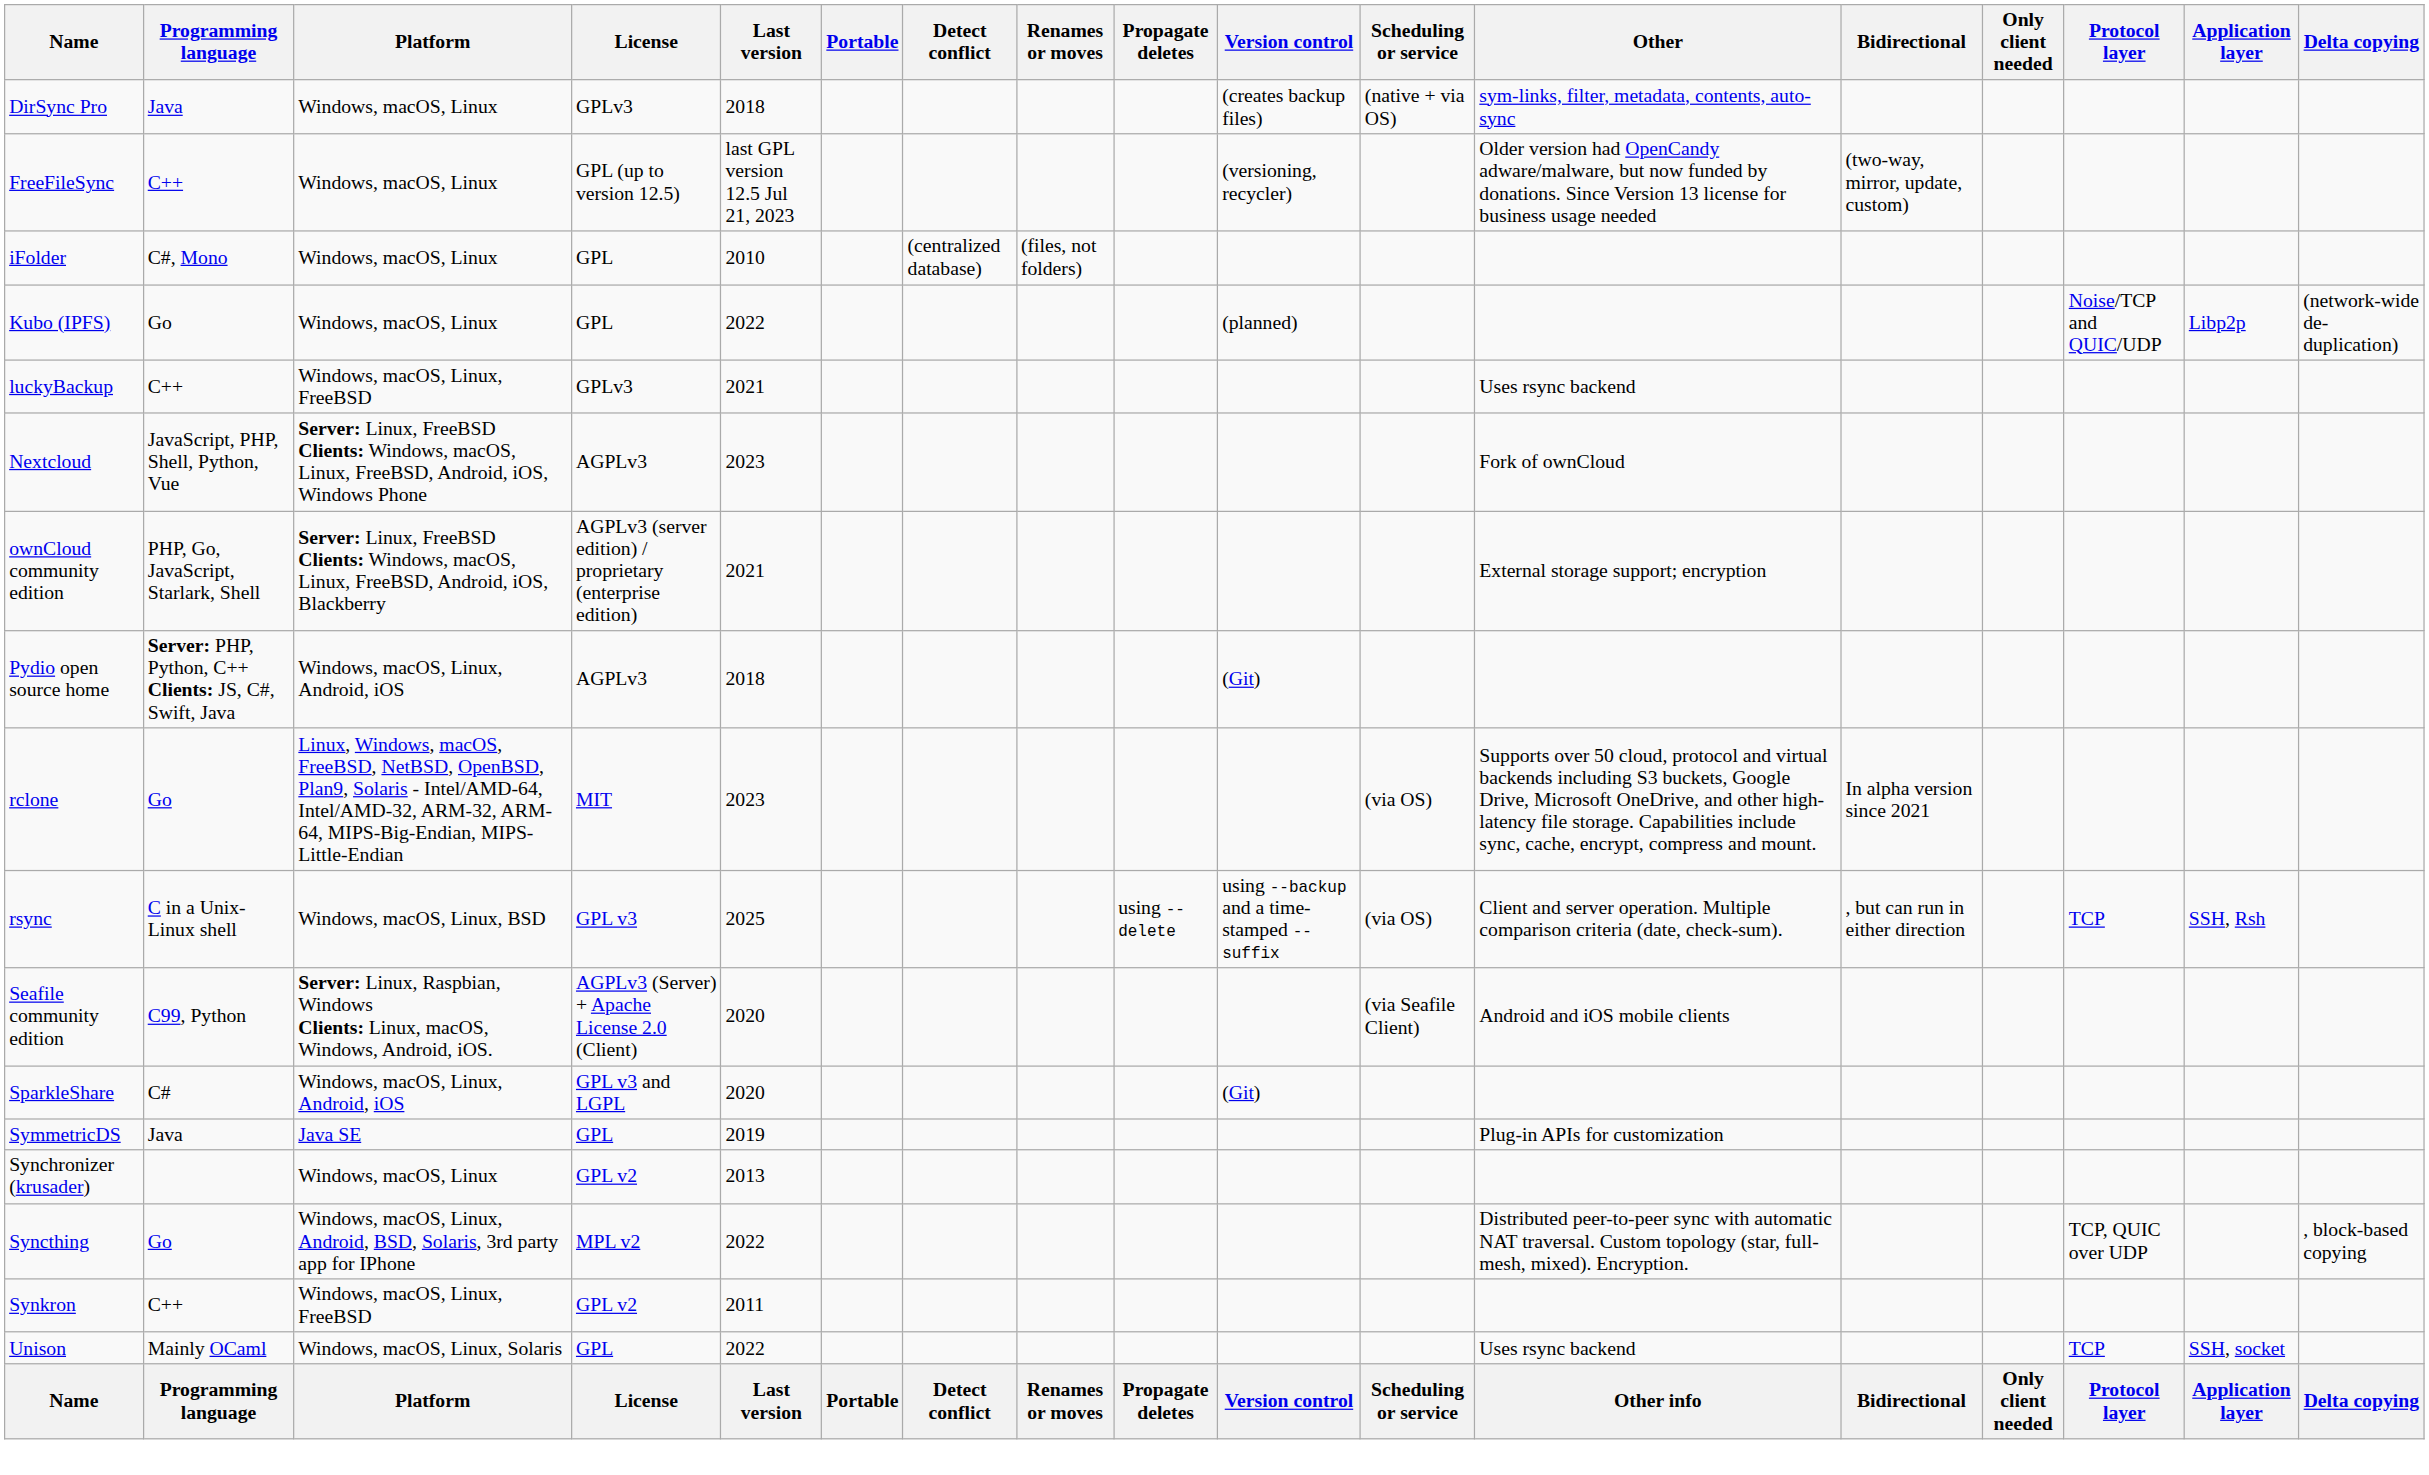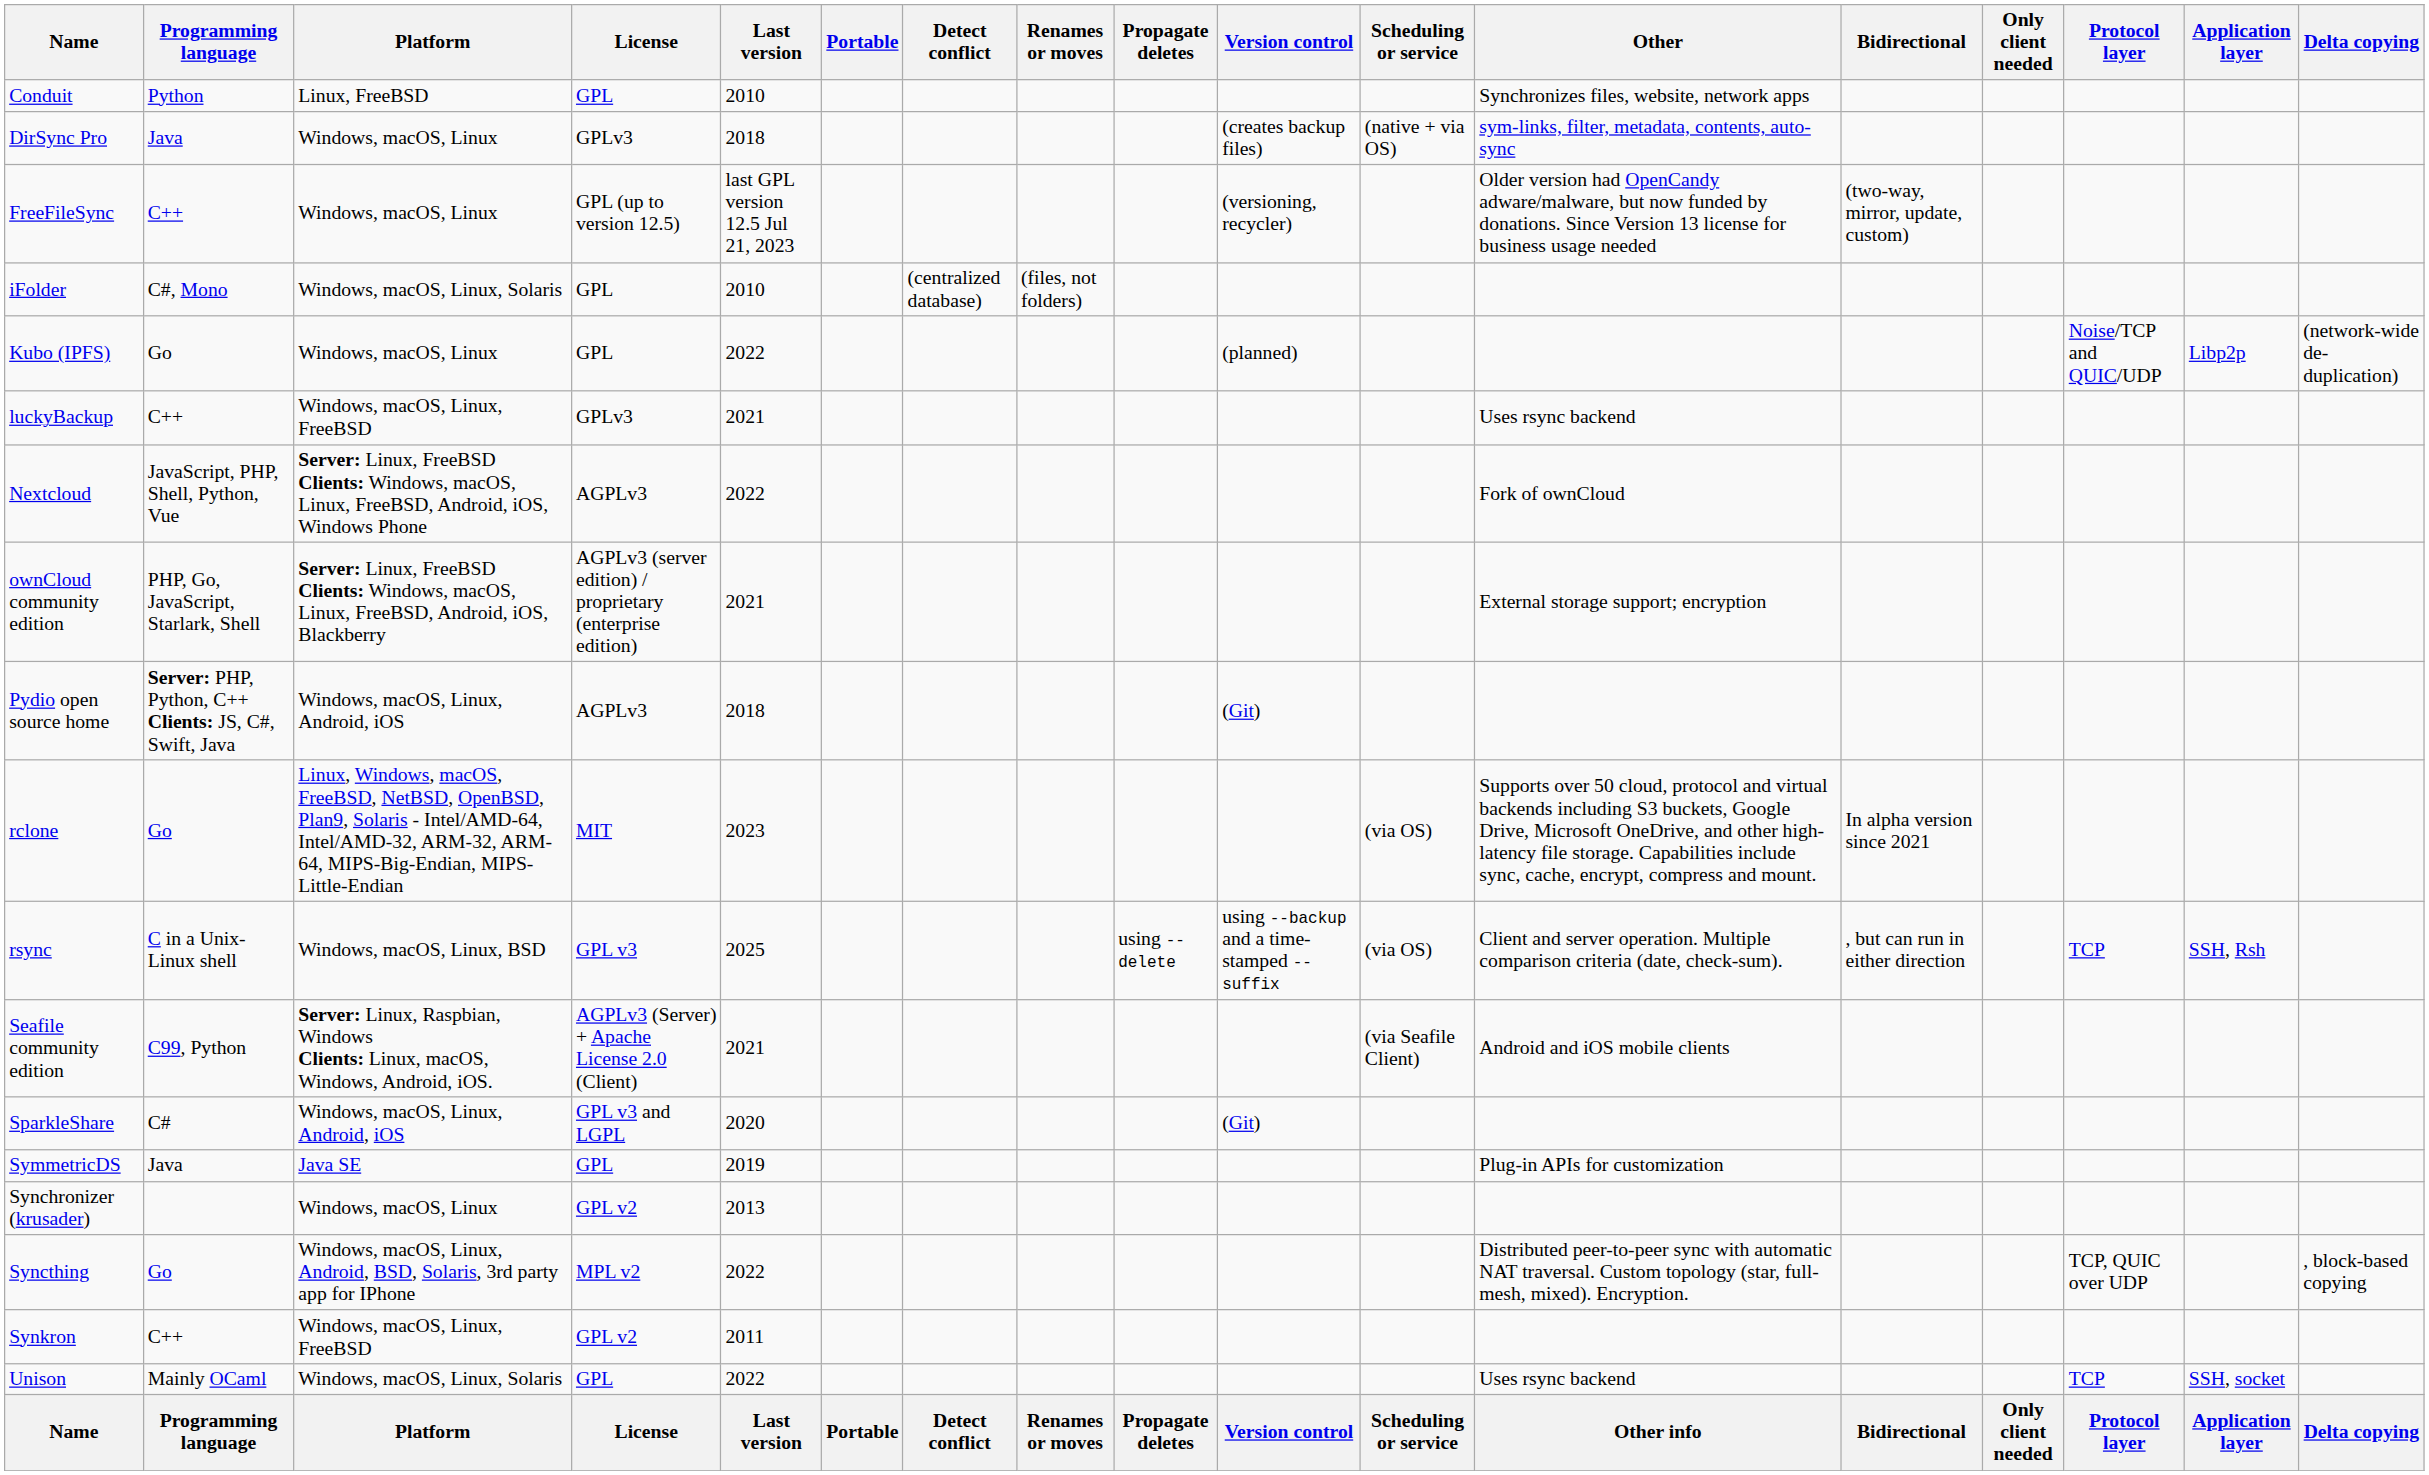+ row: (41, 95)
(398, 257) Windows, macOS, Linux -> (430, 288) Windows, macOS, Linux, Solaris
(745, 461) 2023 -> (745, 493) 2022
(745, 1016) 2020 -> (745, 1047) 2021
